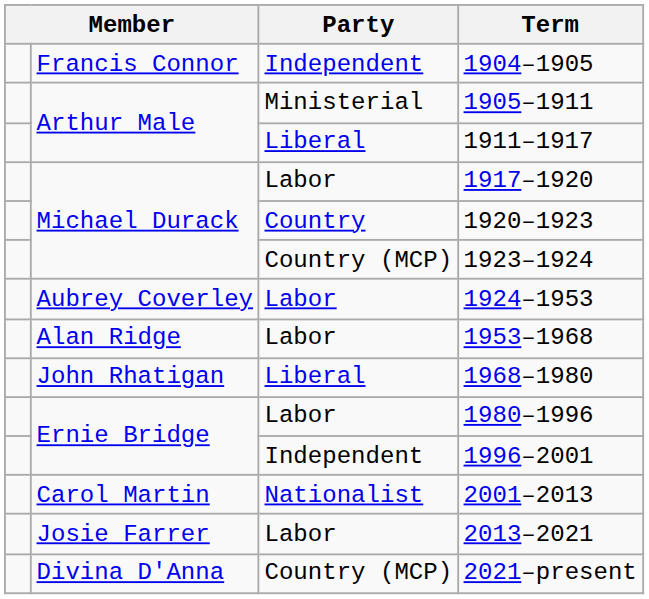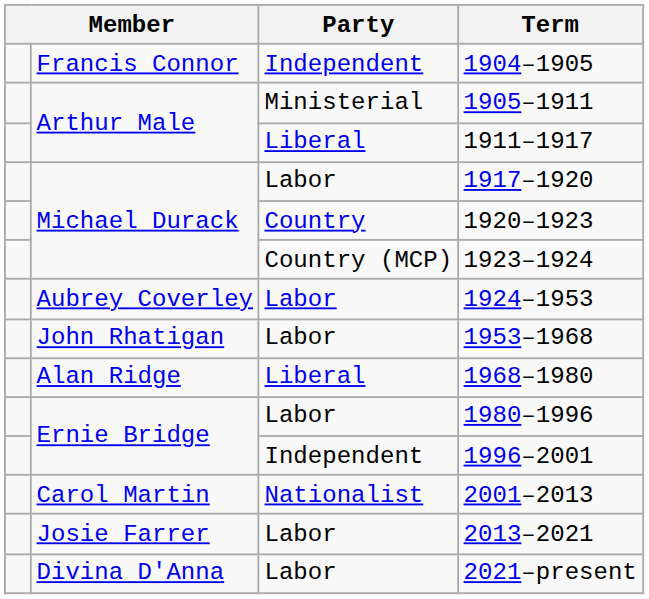(109, 338) Alan Ridge -> (130, 338) John Rhatigan
(130, 377) John Rhatigan -> (109, 377) Alan Ridge
(358, 573) Country (MCP) -> (301, 573) Labor
